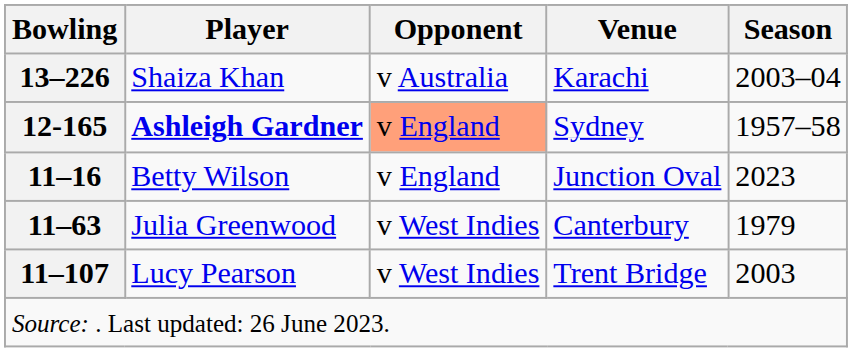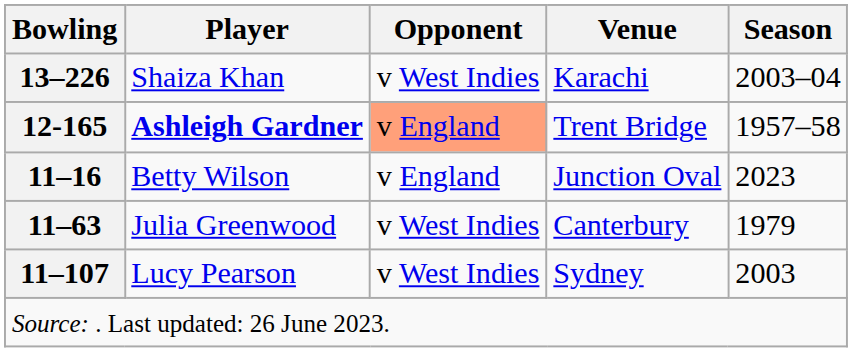(442, 77) v Australia -> (458, 77) v West Indies
(599, 126) Sydney -> (630, 126) Trent Bridge
(630, 272) Trent Bridge -> (599, 272) Sydney
